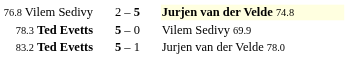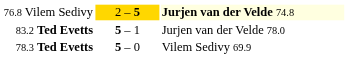(127, 12) no background -> (127, 12) gold background
rows swapped: (54, 29) <-> (54, 46)
